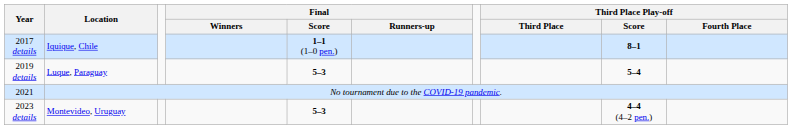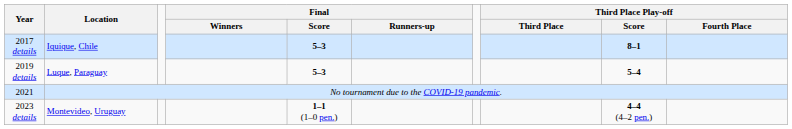(319, 46) 1–1 (1–0 pen.) -> (319, 46) 5–3
(319, 112) 5–3 -> (319, 112) 1–1 (1–0 pen.)
